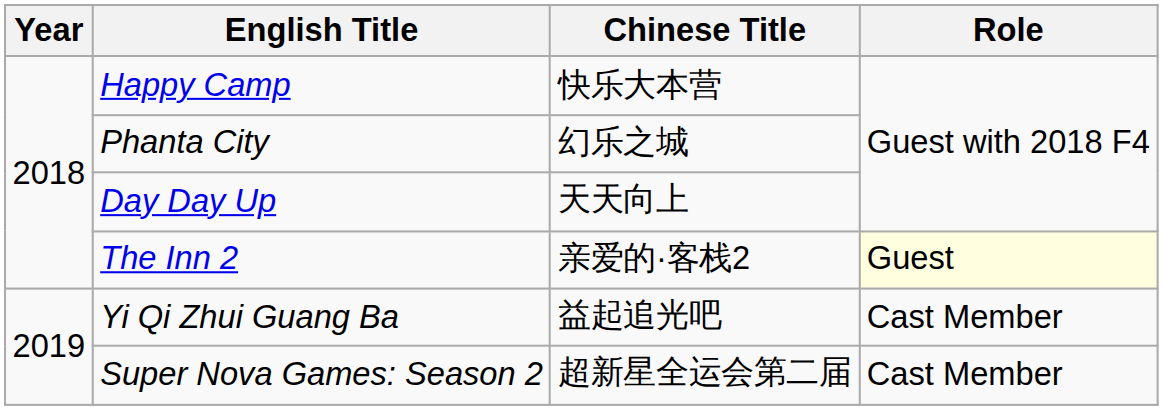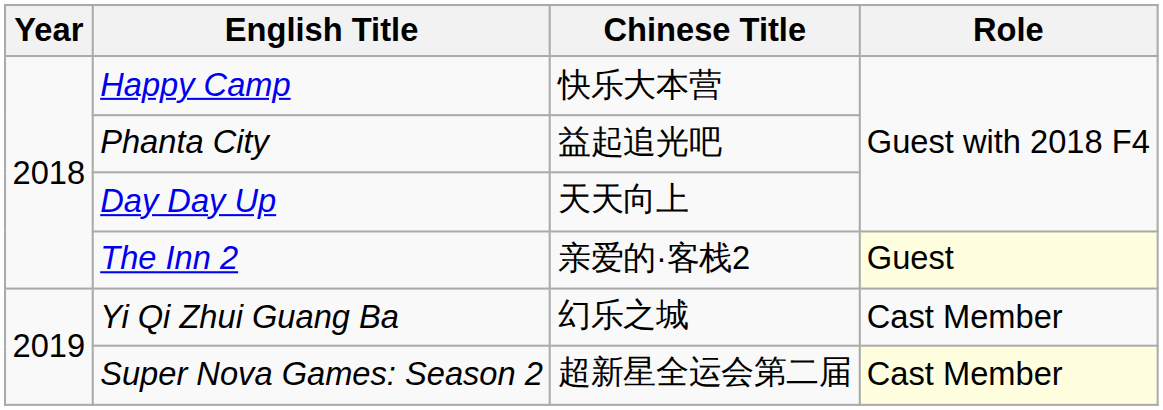(623, 142) 幻乐之城 -> (640, 142) 益起追光吧
(640, 315) 益起追光吧 -> (623, 315) 幻乐之城
(965, 374) no background -> (965, 374) lightyellow background
